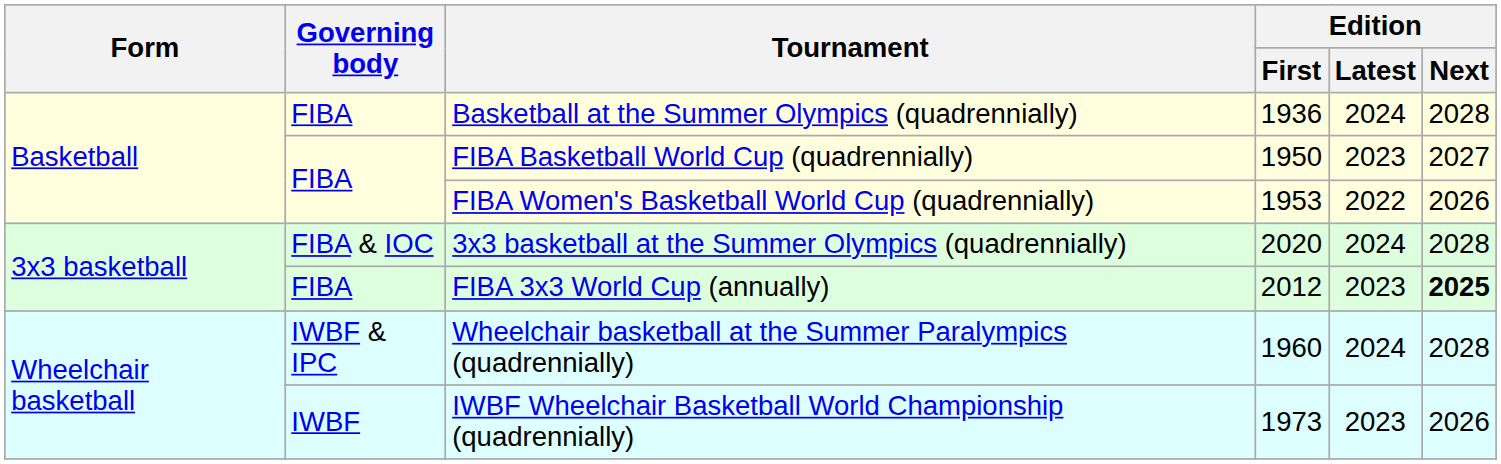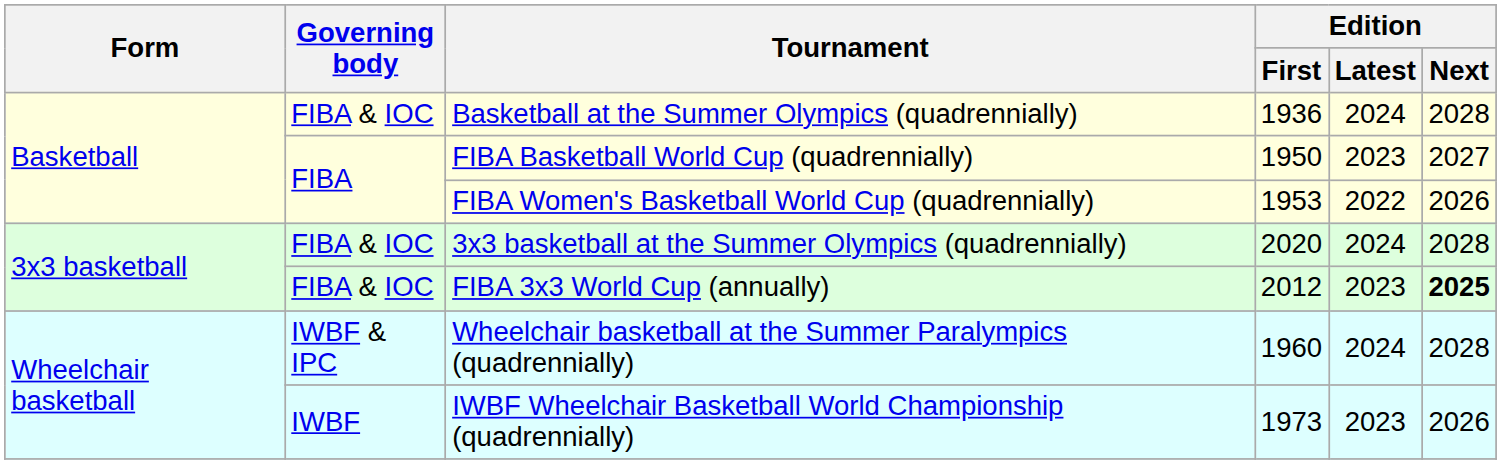(322, 113) FIBA -> (362, 113) FIBA & IOC
(322, 288) FIBA -> (362, 288) FIBA & IOC
